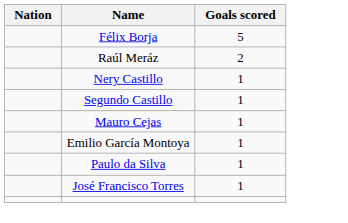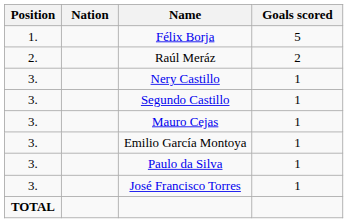+ column: (33, 15)
